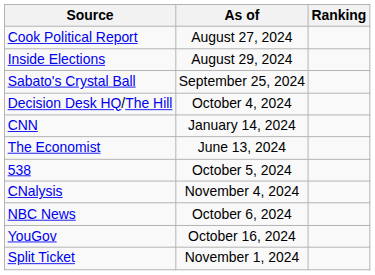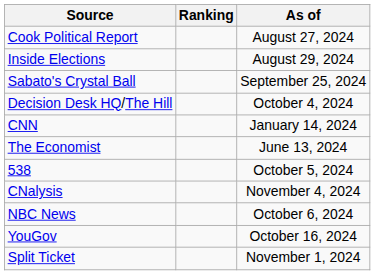columns swapped: (339, 15) <-> (242, 15)
